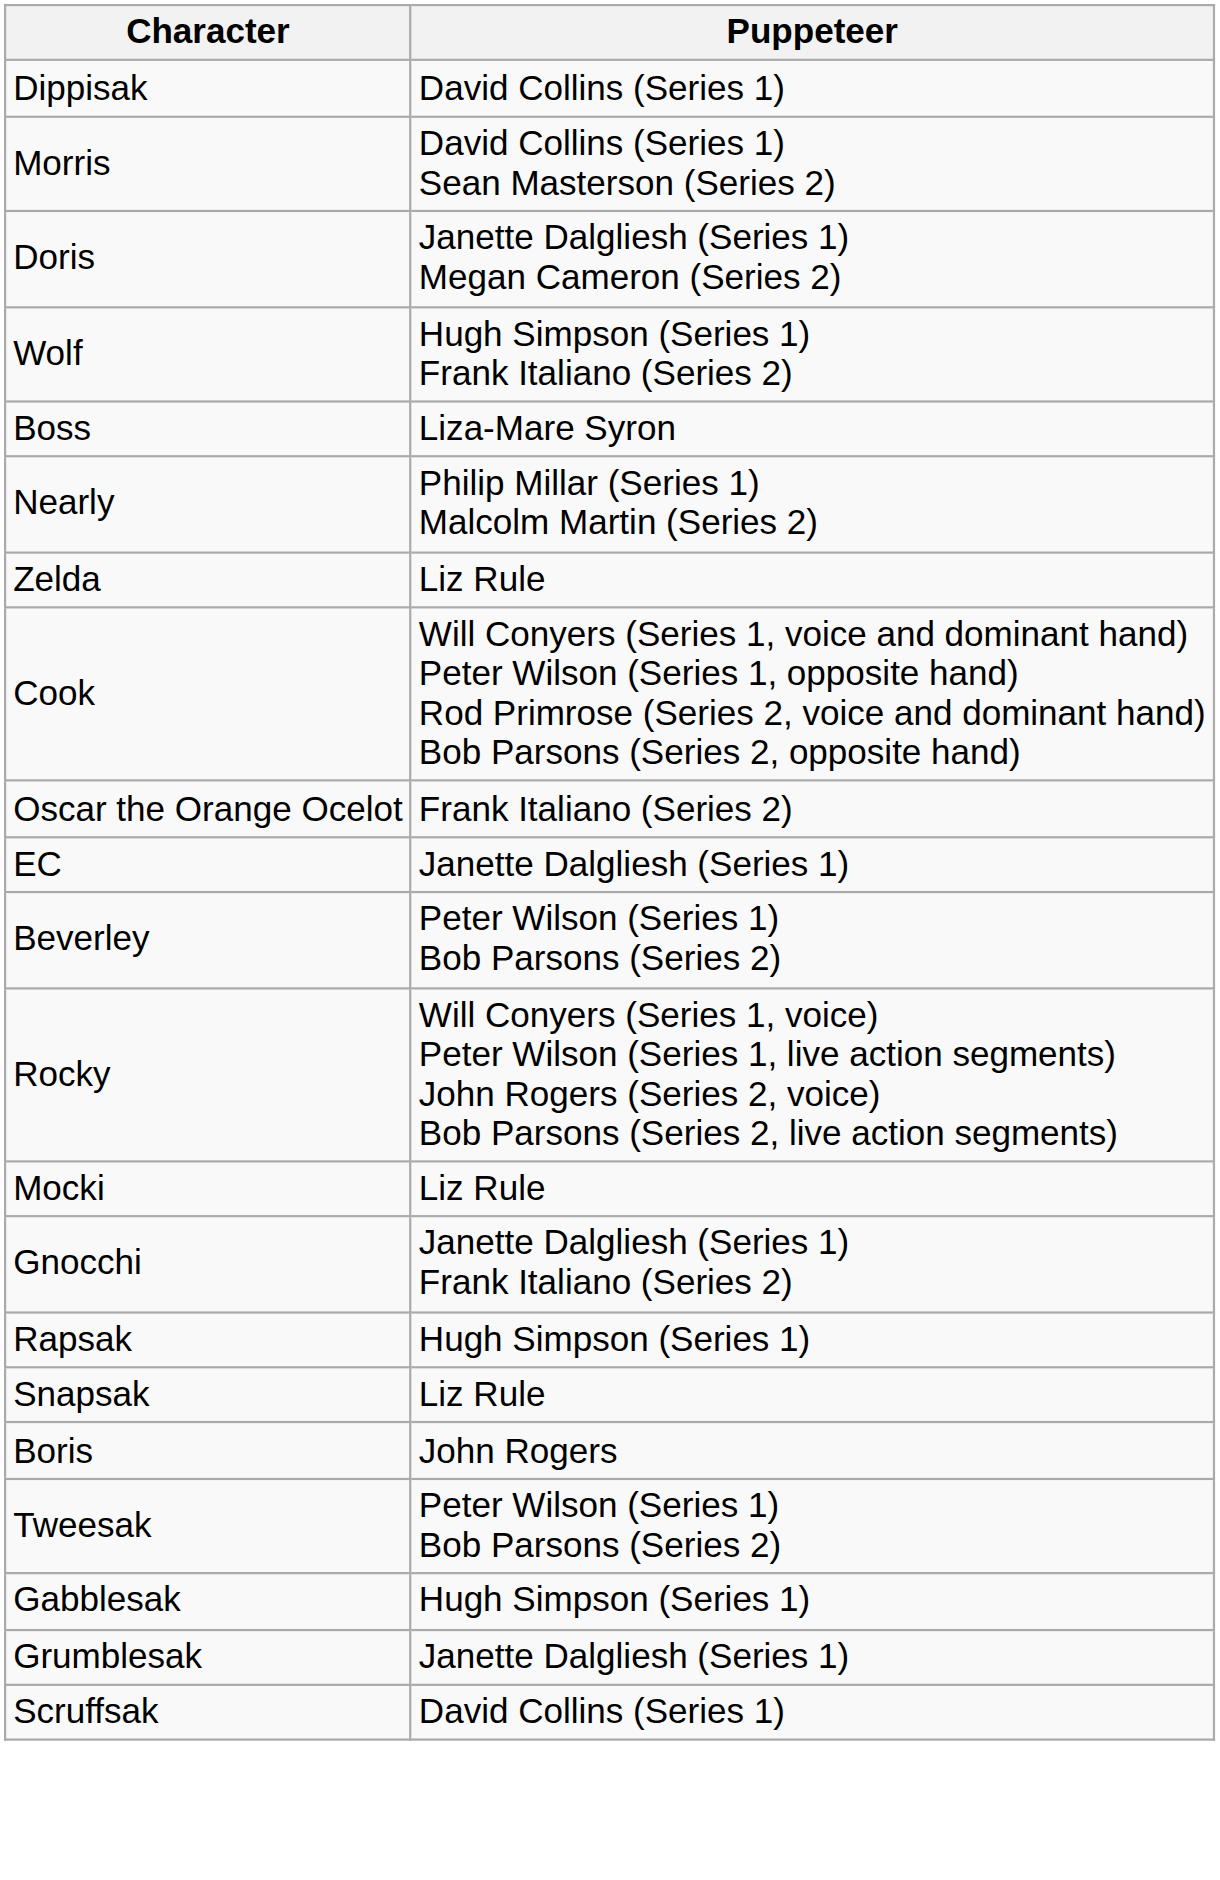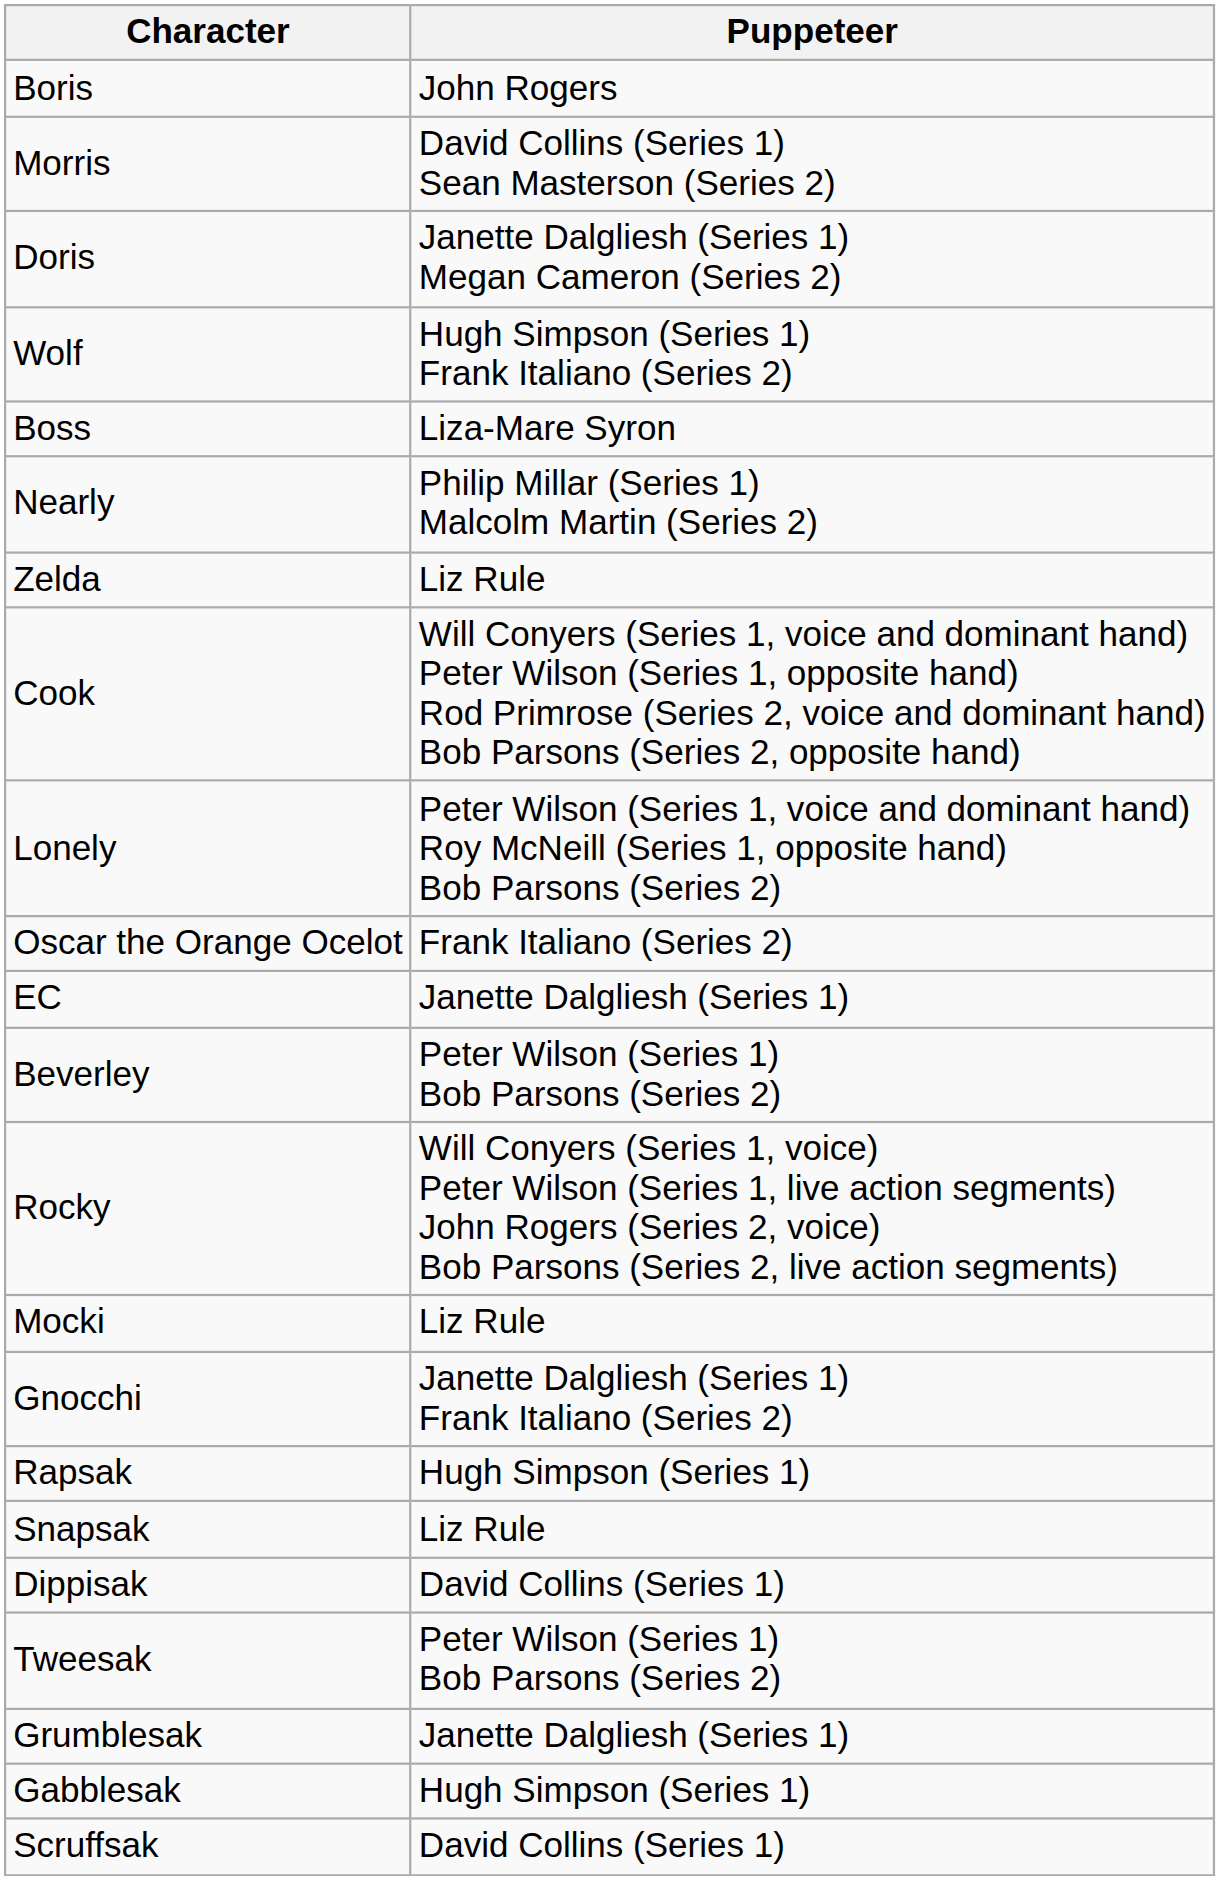rows swapped: (53, 1450) <-> (80, 87)
+ row: (65, 847)
rows swapped: (108, 1656) <-> (97, 1600)
